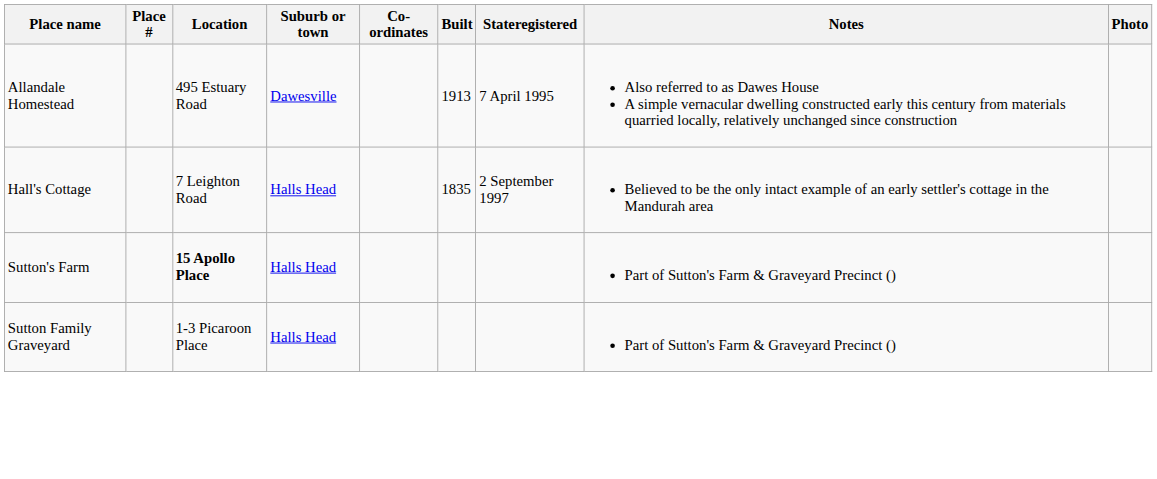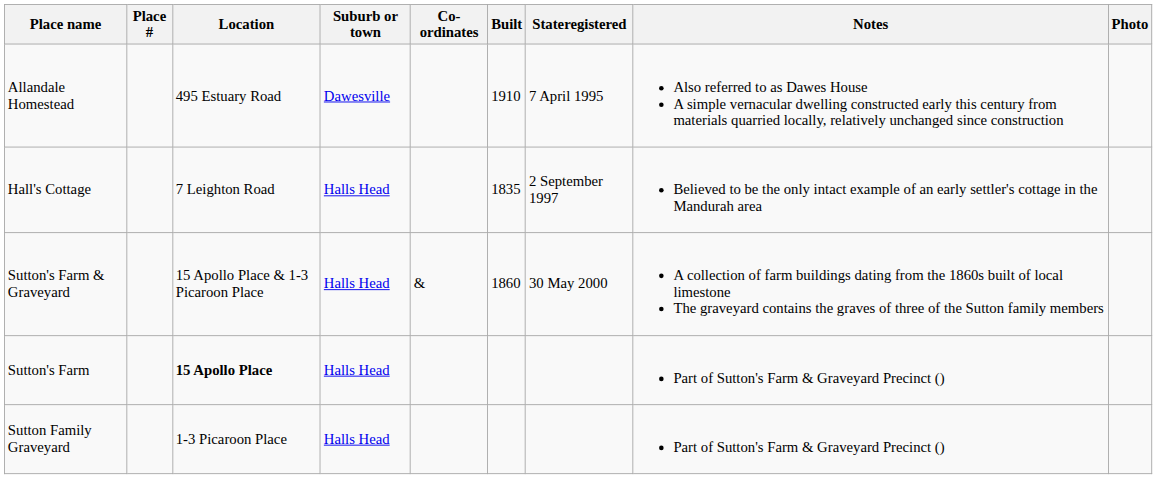(456, 95) 1913 -> (506, 95) 1910
+ row: (56, 284)
